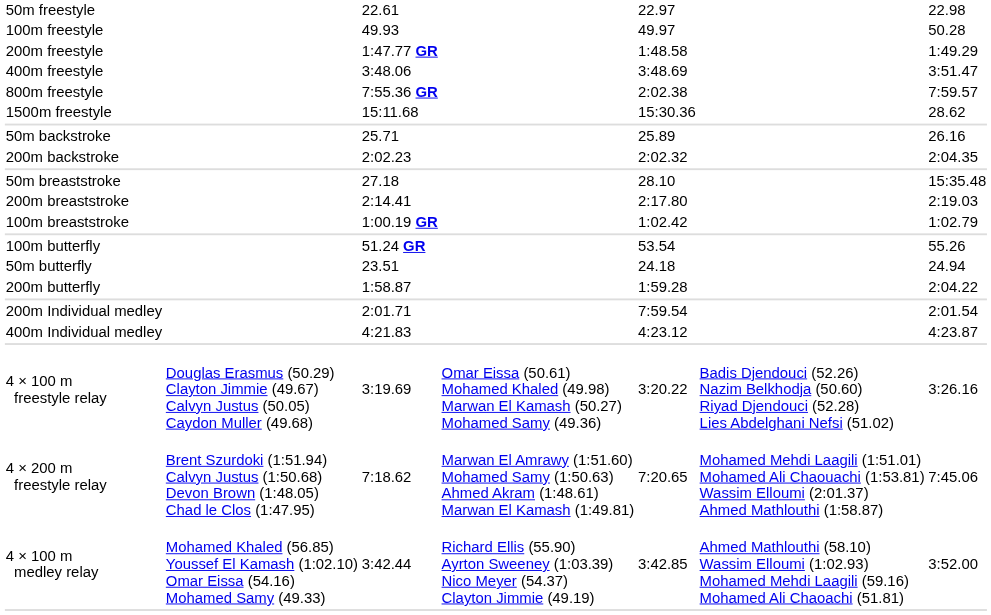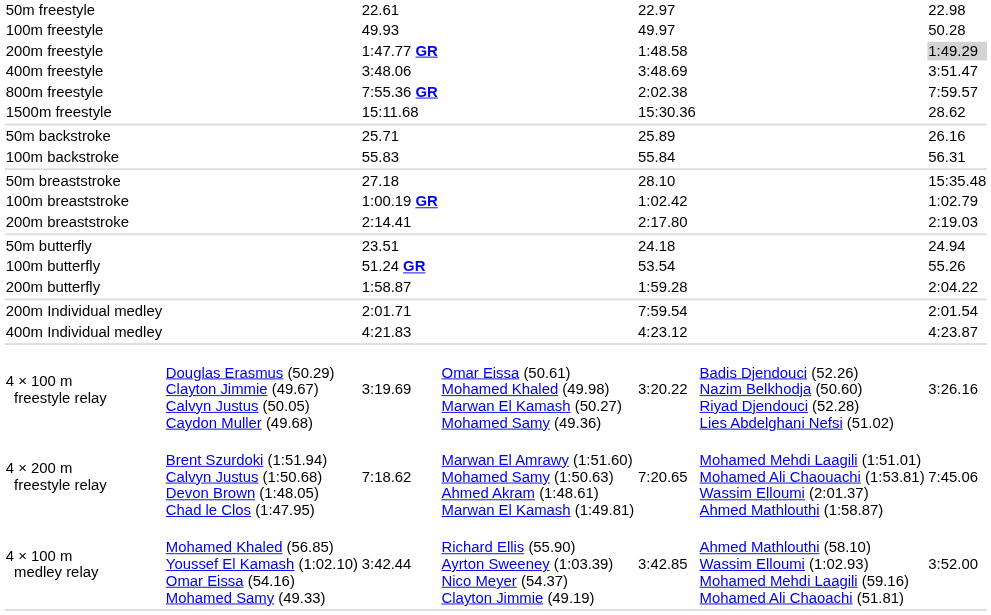(953, 51) no background -> (953, 51) lightgrey background
+ row: (62, 157)
- row: (62, 157)
rows swapped: (67, 222) <-> (67, 201)
rows swapped: (49, 266) <-> (53, 246)
